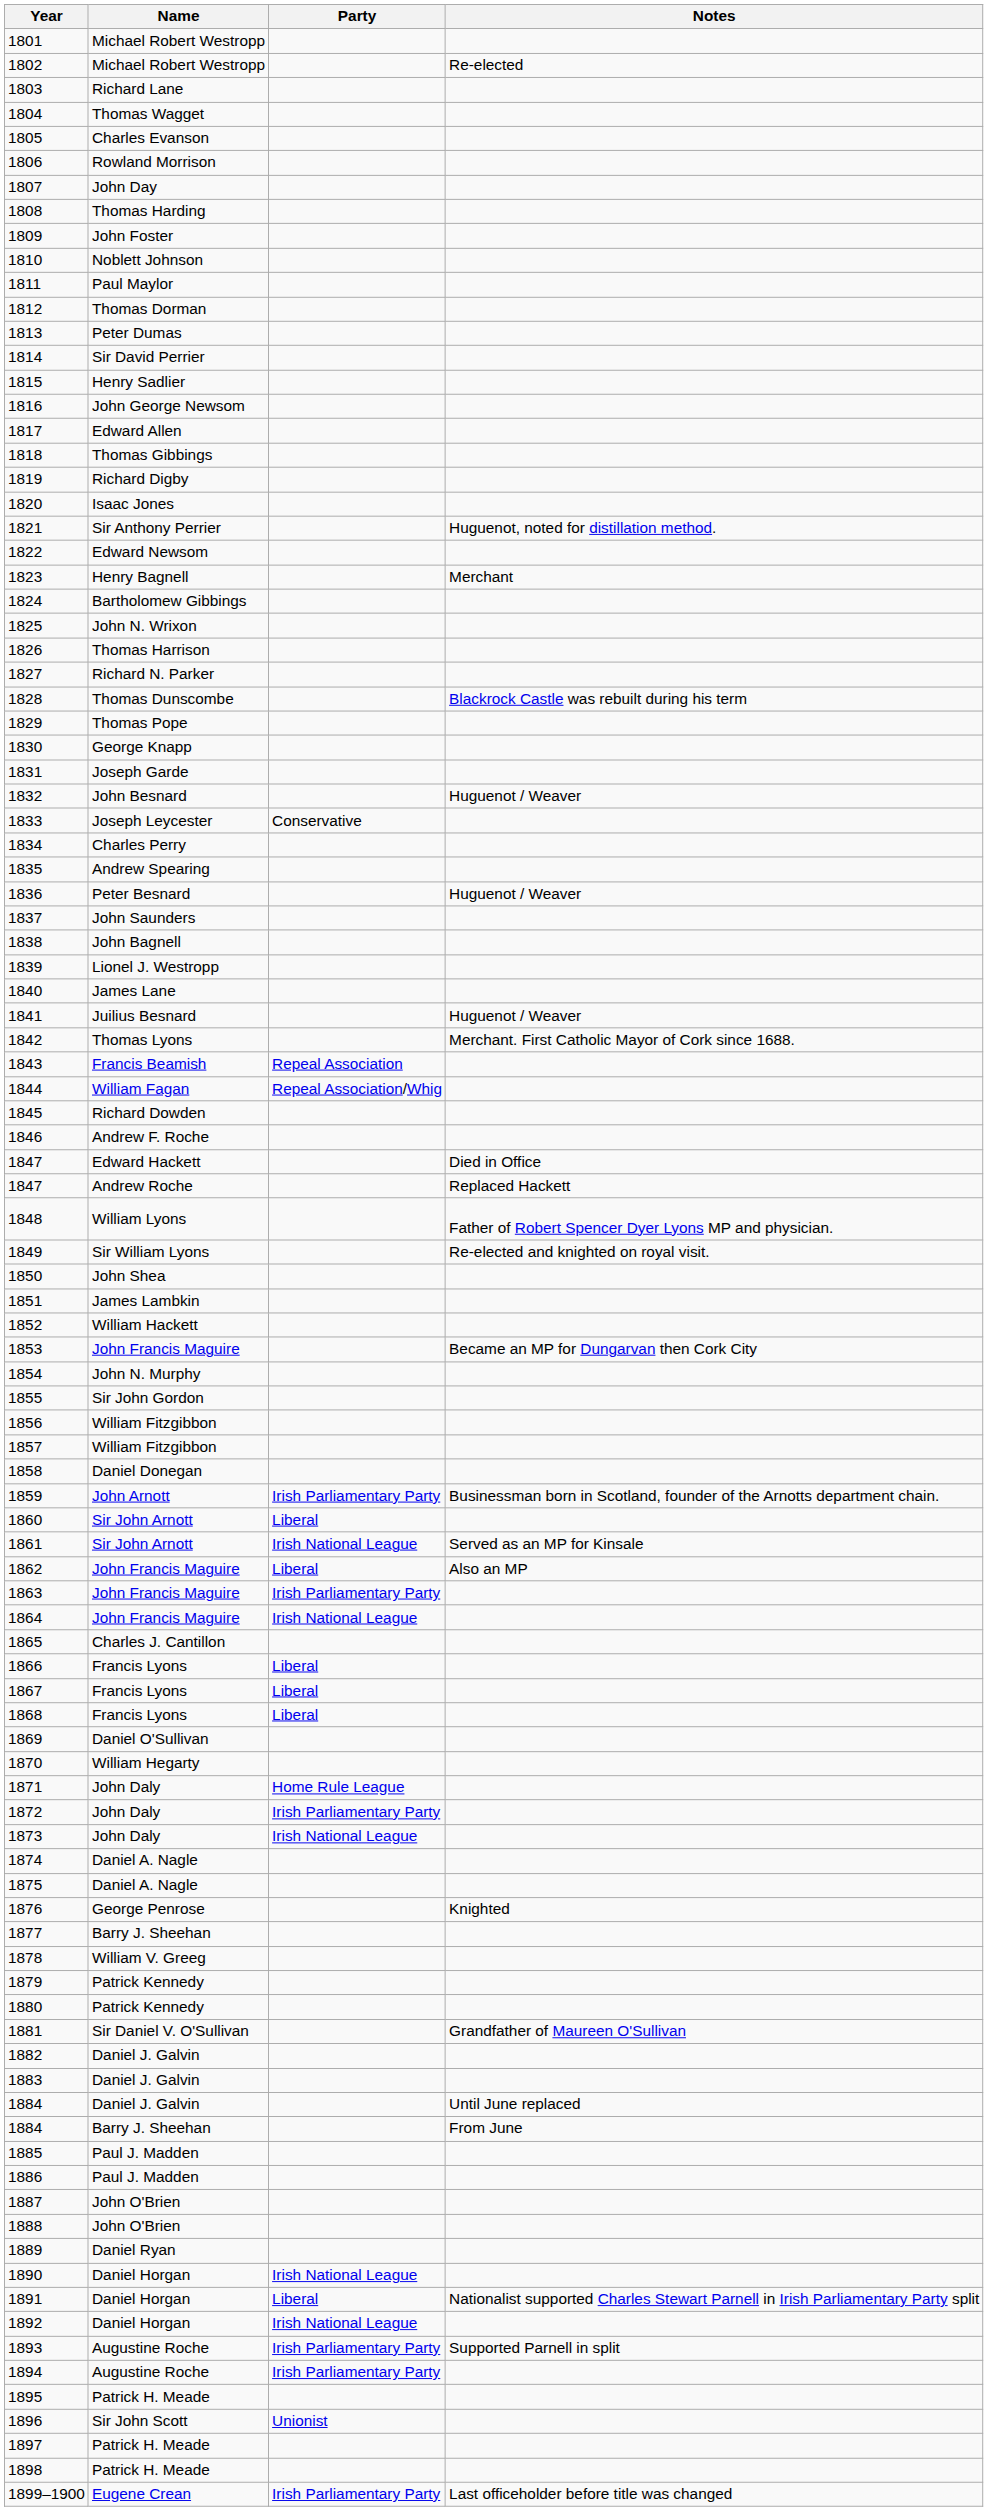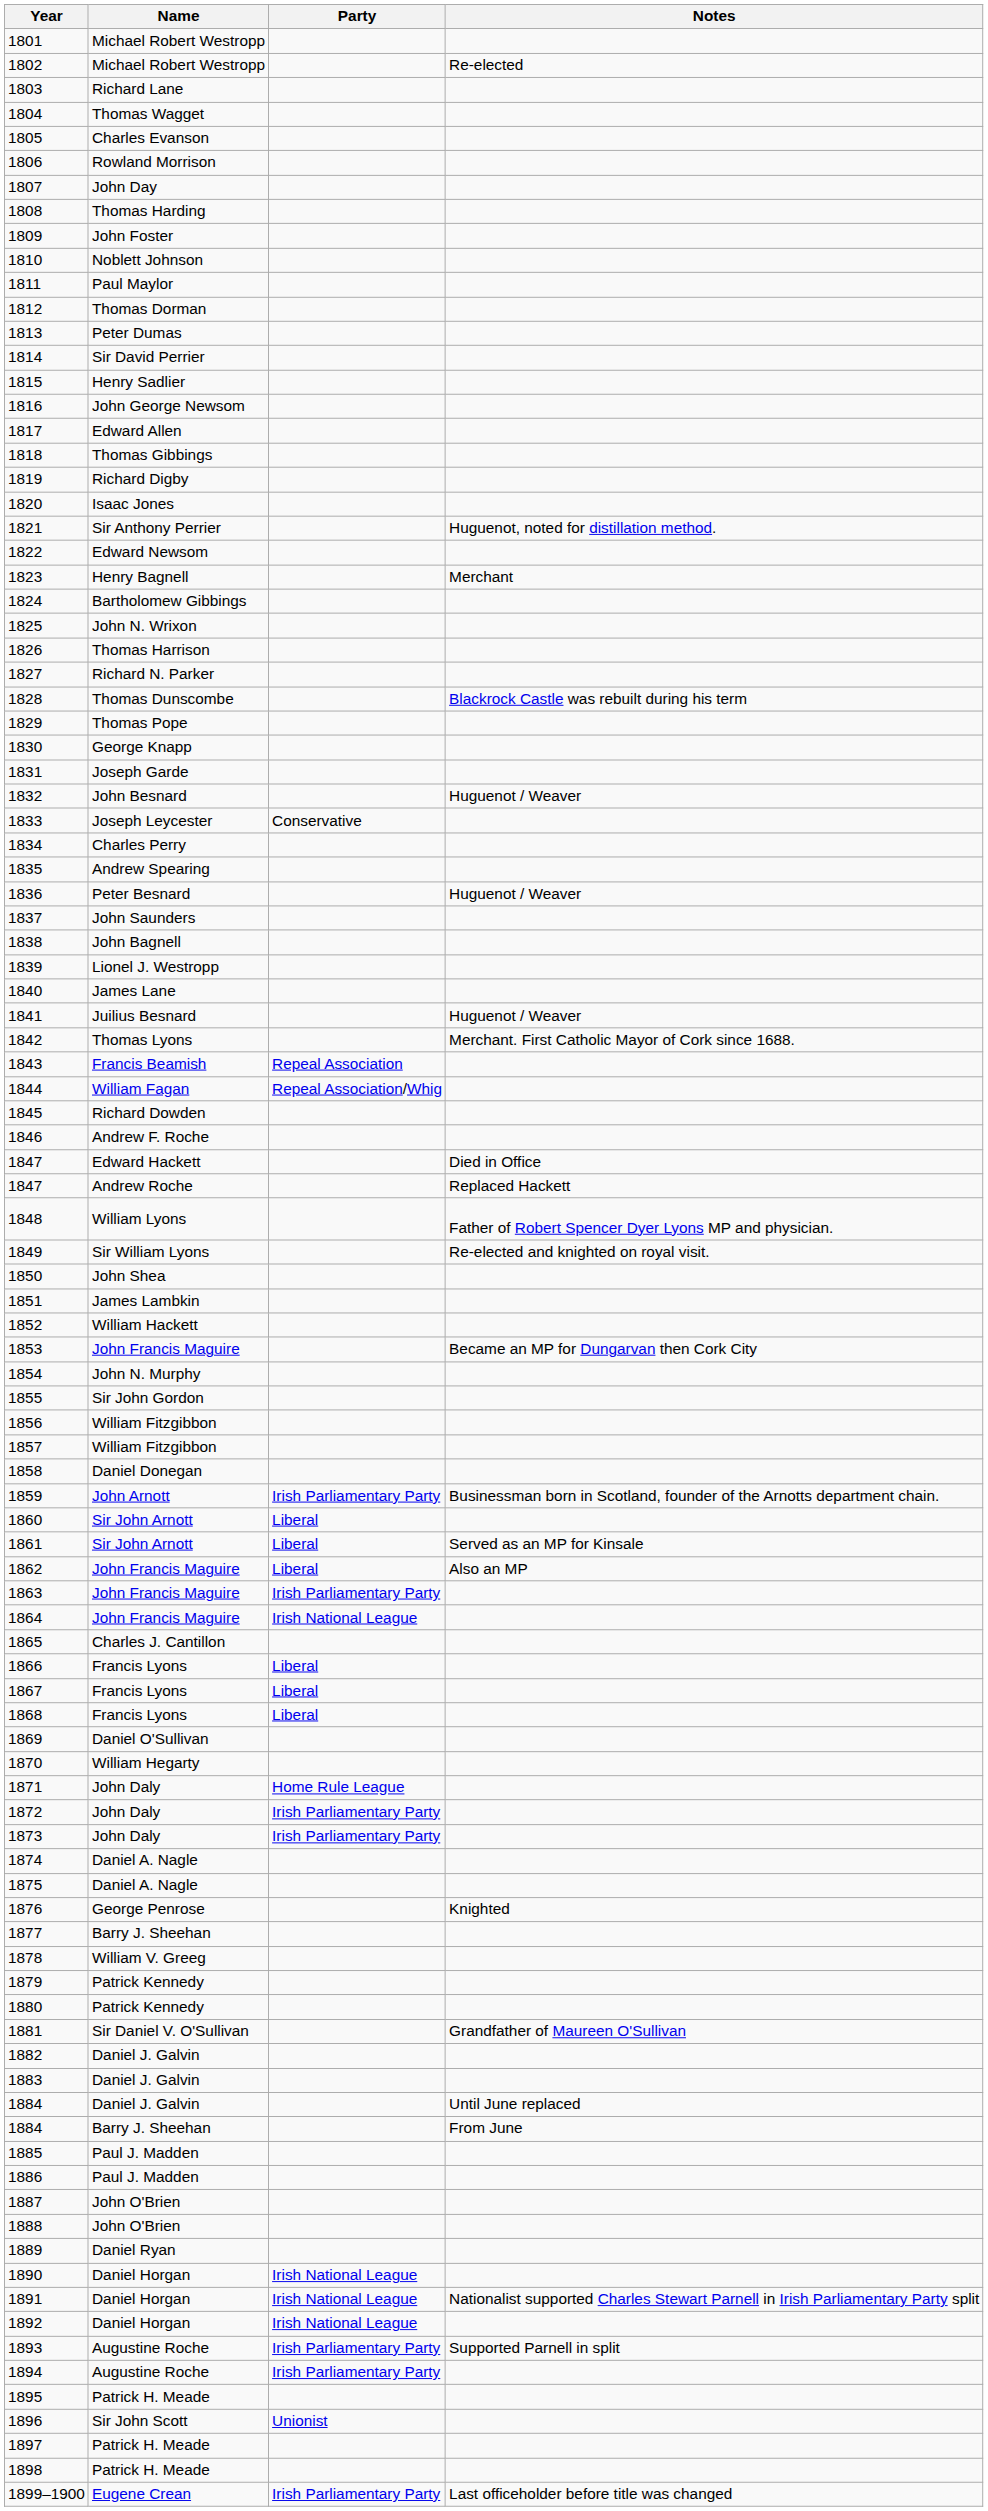(345, 1544) Irish National League -> (295, 1544) Liberal
(345, 1836) Irish National League -> (356, 1836) Irish Parliamentary Party
(295, 2299) Liberal -> (345, 2299) Irish National League
